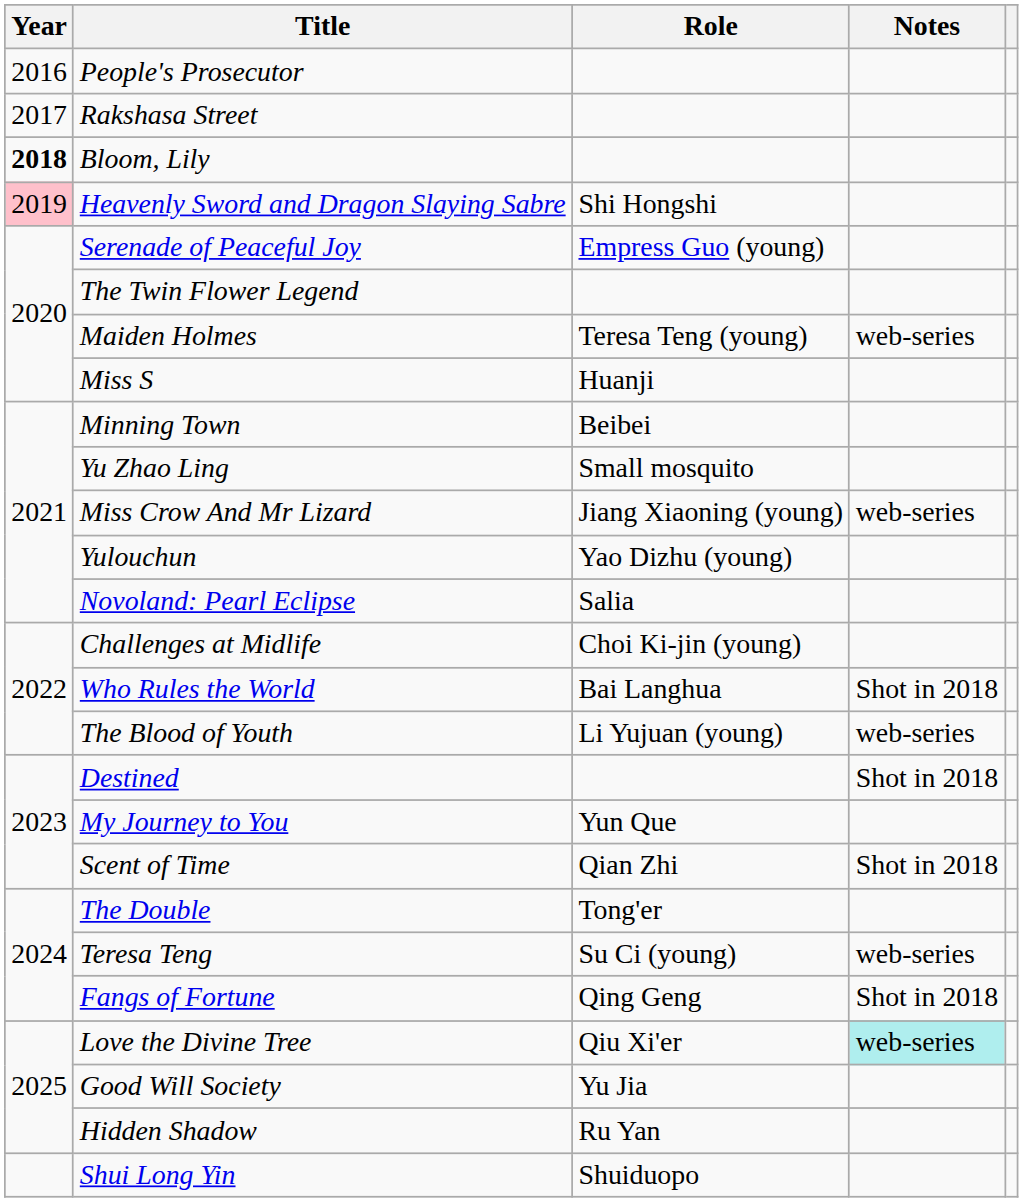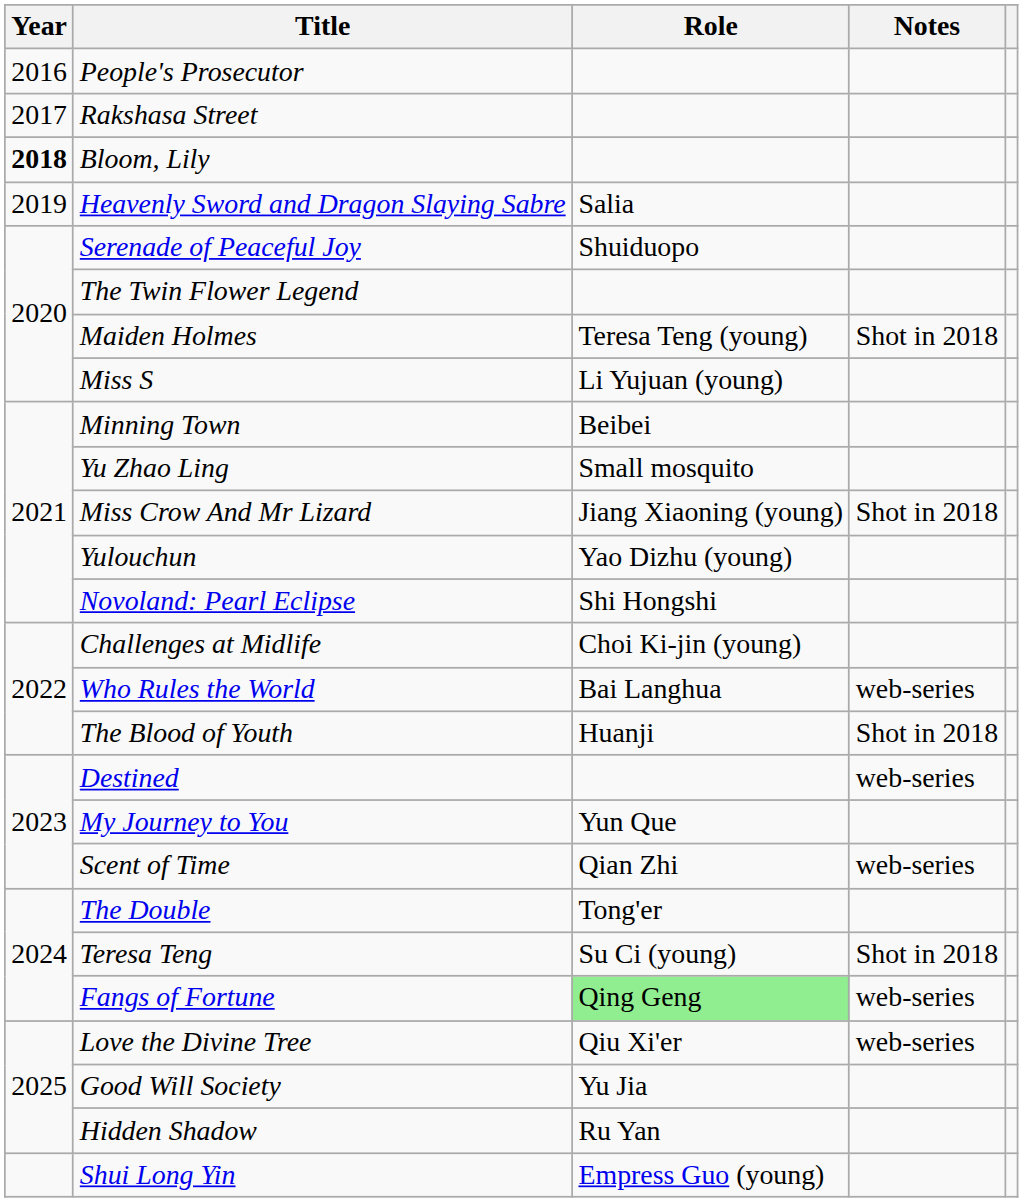(39, 203) pink background -> (39, 203) no background
(648, 203) Shi Hongshi -> (606, 203) Salia
(701, 247) Empress Guo (young) -> (639, 247) Shuiduopo
(915, 335) web-series -> (927, 335) Shot in 2018
(616, 379) Huanji -> (681, 379) Li Yujuan (young)
(915, 512) web-series -> (927, 512) Shot in 2018
(606, 600) Salia -> (648, 600) Shi Hongshi
(927, 688) Shot in 2018 -> (915, 688) web-series
(681, 733) Li Yujuan (young) -> (616, 733) Huanji
(915, 733) web-series -> (927, 733) Shot in 2018
(927, 777) Shot in 2018 -> (915, 777) web-series
(927, 865) Shot in 2018 -> (915, 865) web-series
(915, 953) web-series -> (927, 953) Shot in 2018
(640, 997) no background -> (640, 997) lightgreen background
(927, 997) Shot in 2018 -> (915, 997) web-series
(915, 1042) paleturquoise background -> (915, 1042) no background
(639, 1174) Shuiduopo -> (701, 1174) Empress Guo (young)
